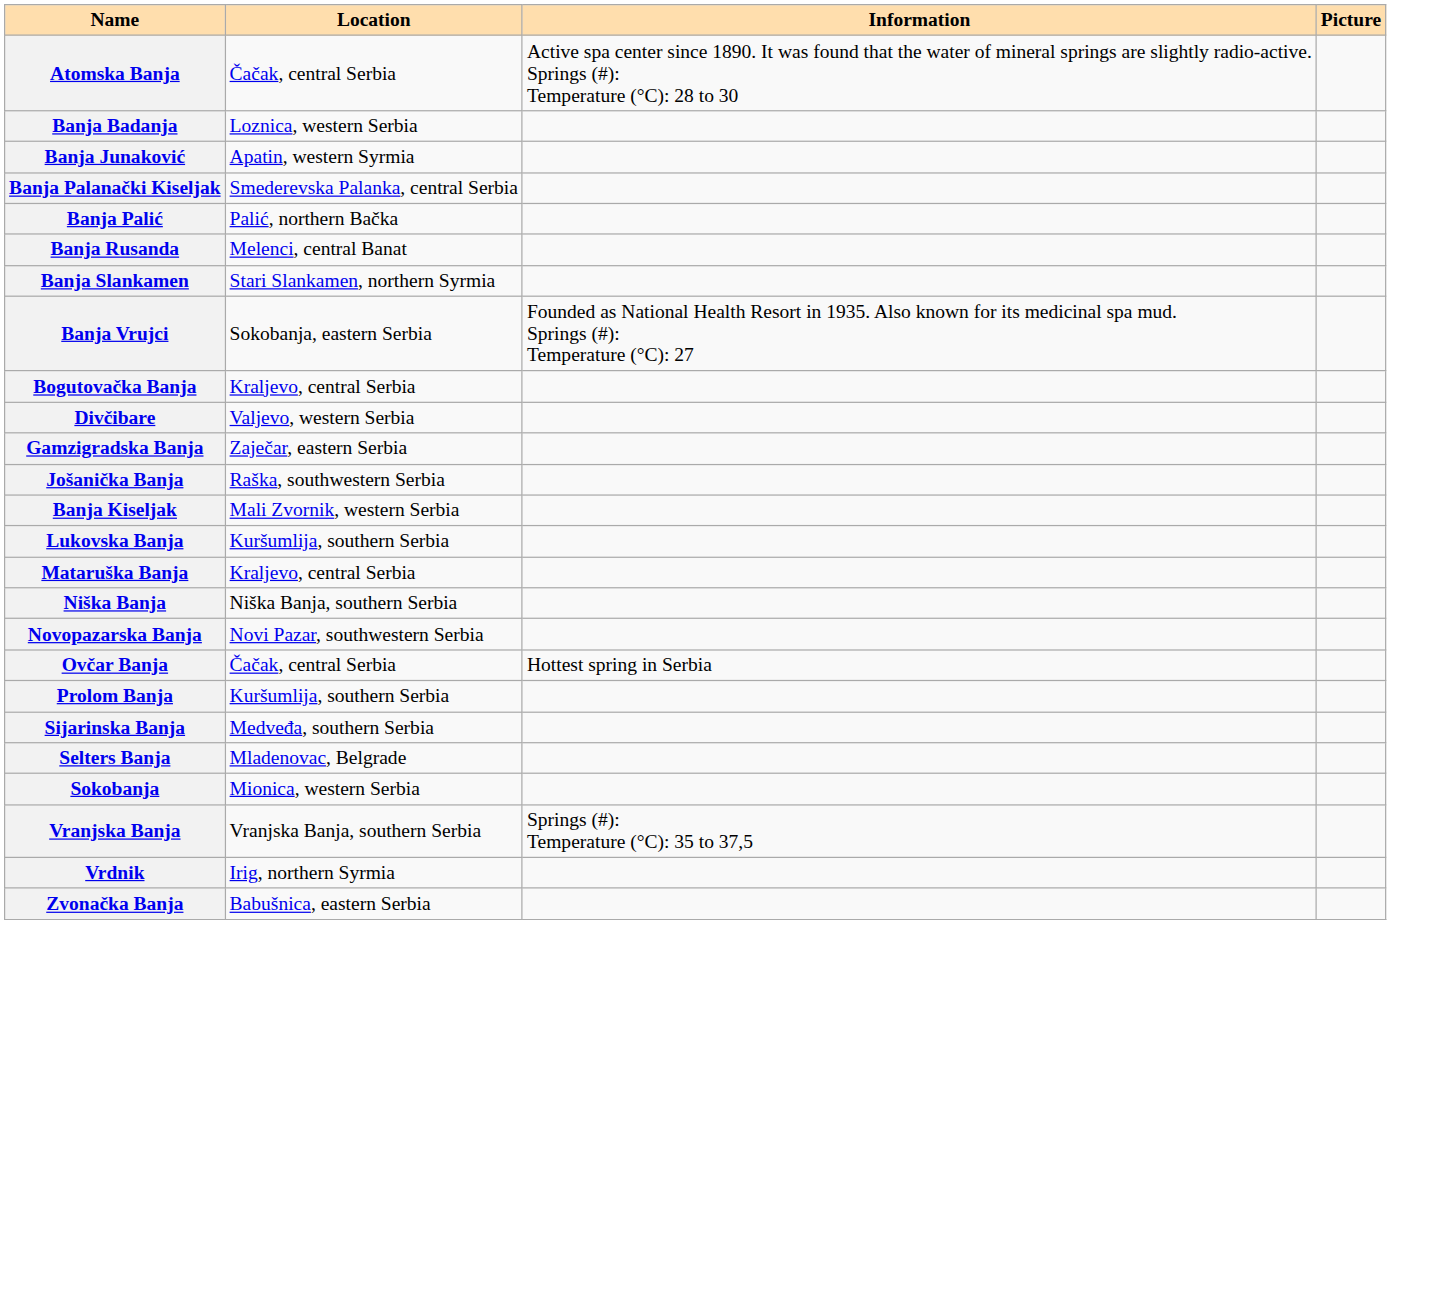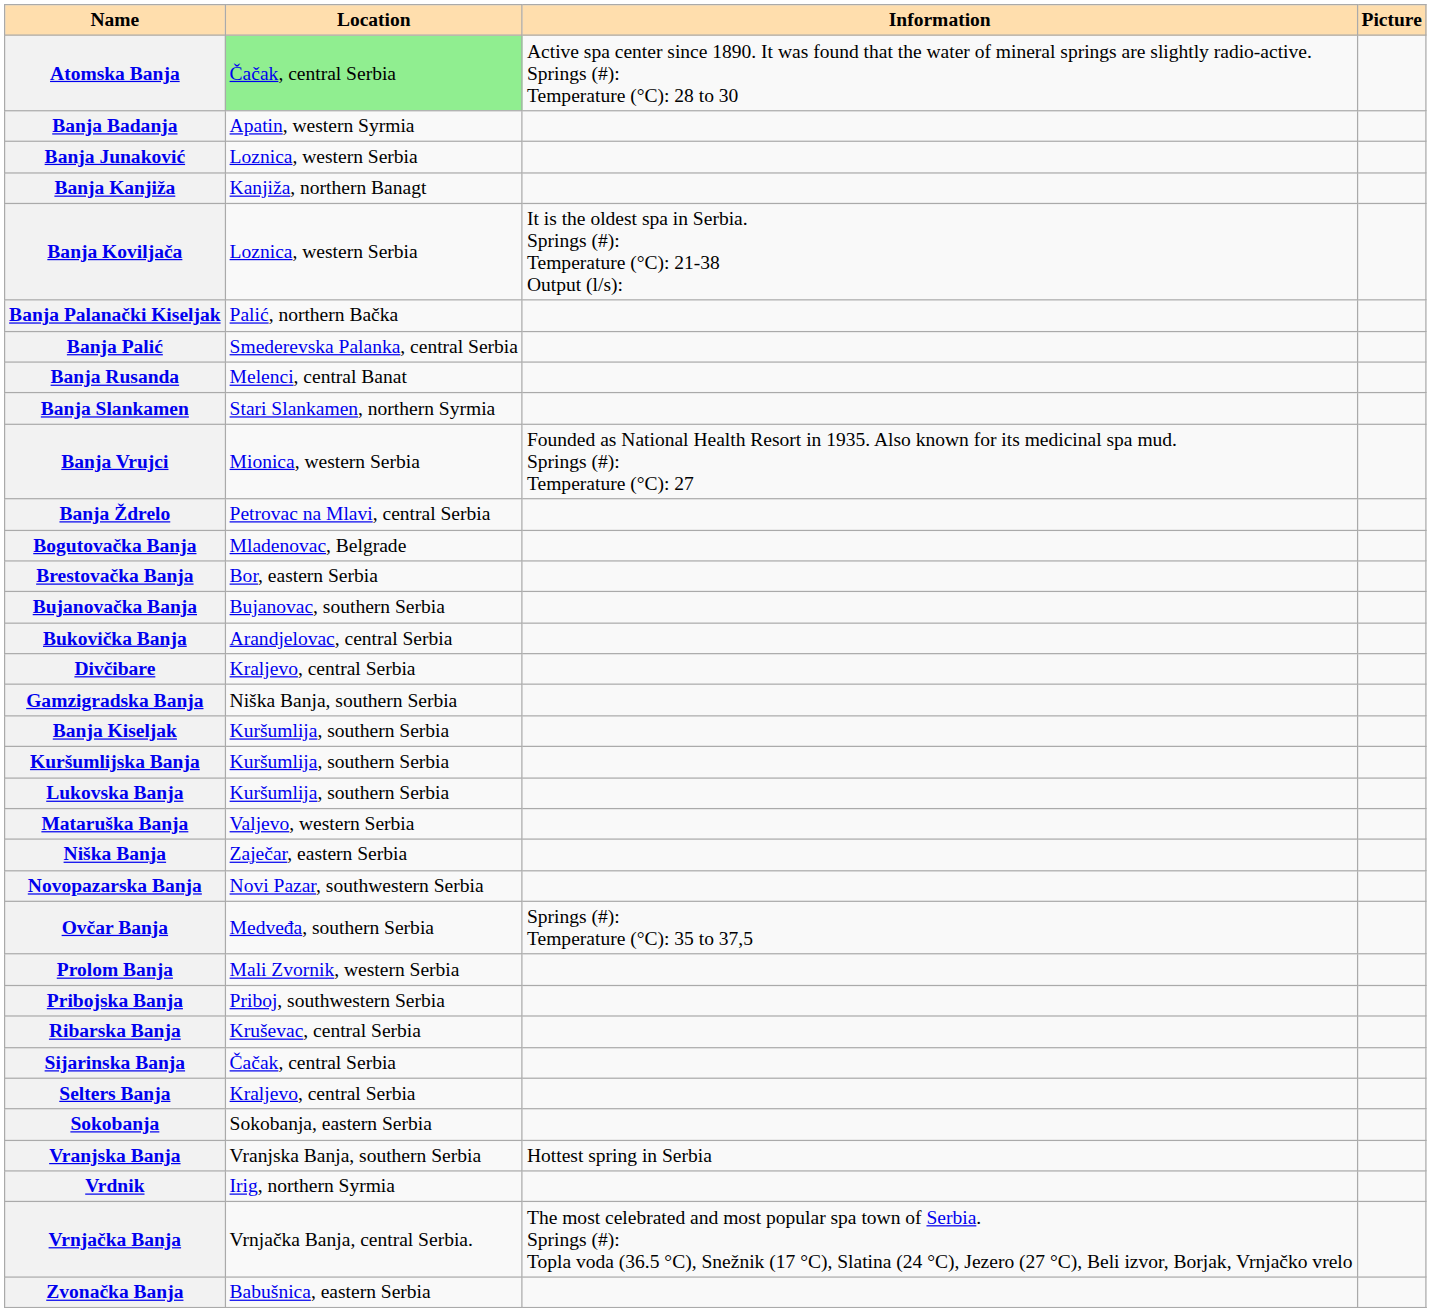(313, 72) no background -> (313, 72) lightgreen background
(324, 125) Loznica, western Serbia -> (322, 125) Apatin, western Syrmia
(322, 156) Apatin, western Syrmia -> (324, 156) Loznica, western Serbia
+ row: (115, 187)
+ row: (115, 251)
(374, 187) Smederevska Palanka, central Serbia -> (314, 315) Palić, northern Bačka
(314, 218) Palić, northern Bačka -> (374, 346) Smederevska Palanka, central Serbia
(331, 333) Sokobanja, eastern Serbia -> (325, 461) Mionica, western Serbia
+ row: (115, 514)
(323, 386) Kraljevo, central Serbia -> (318, 545) Mladenovac, Belgrade
+ row: (115, 576)
+ row: (115, 607)
+ row: (115, 638)
(322, 417) Valjevo, western Serbia -> (323, 669) Kraljevo, central Serbia
(318, 448) Zaječar, eastern Serbia -> (343, 699) Niška Banja, southern Serbia
- row: (115, 479)
(345, 510) Mali Zvornik, western Serbia -> (339, 730) Kuršumlija, southern Serbia
+ row: (115, 761)
(323, 572) Kraljevo, central Serbia -> (322, 823) Valjevo, western Serbia
(343, 603) Niška Banja, southern Serbia -> (318, 854) Zaječar, eastern Serbia
(313, 665) Čačak, central Serbia -> (332, 927) Medveđa, southern Serbia
(619, 665) Hottest spring in Serbia -> (640, 927) Springs (#): Temperature (°C): 35 to 37,5
(339, 696) Kuršumlija, southern Serbia -> (345, 969) Mali Zvornik, western Serbia
+ row: (115, 1000)
+ row: (115, 1031)
(332, 726) Medveđa, southern Serbia -> (313, 1062) Čačak, central Serbia
(318, 757) Mladenovac, Belgrade -> (323, 1093) Kraljevo, central Serbia
(325, 788) Mionica, western Serbia -> (331, 1124) Sokobanja, eastern Serbia
(640, 830) Springs (#): Temperature (°C): 35 to 37,5 -> (619, 1155) Hottest spring in Serbia
+ row: (115, 1239)
